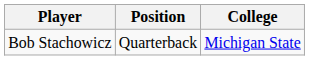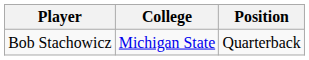columns swapped: (158, 17) <-> (253, 17)
